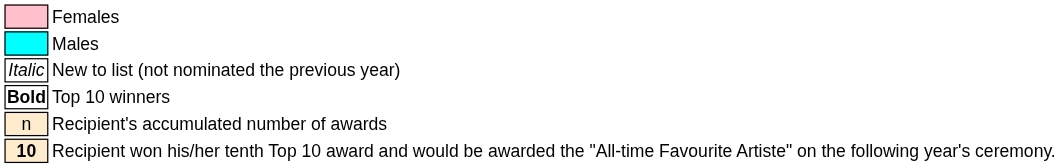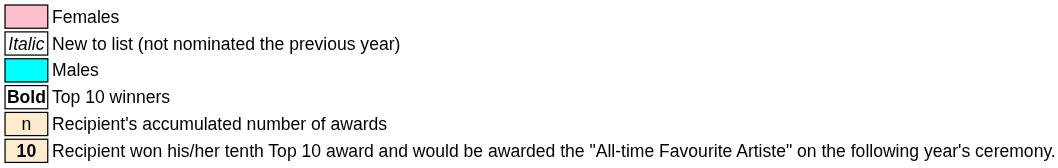rows swapped: (75, 43) <-> (226, 70)
